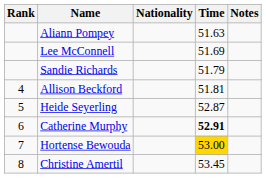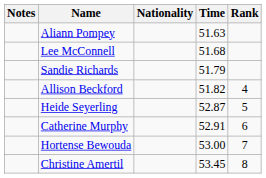columns swapped: (21, 13) <-> (244, 13)
(211, 51) 51.69 -> (212, 51) 51.68
(211, 88) 51.81 -> (212, 88) 51.82
(211, 126) bold -> (212, 126) normal
(211, 145) gold background -> (212, 145) no background
